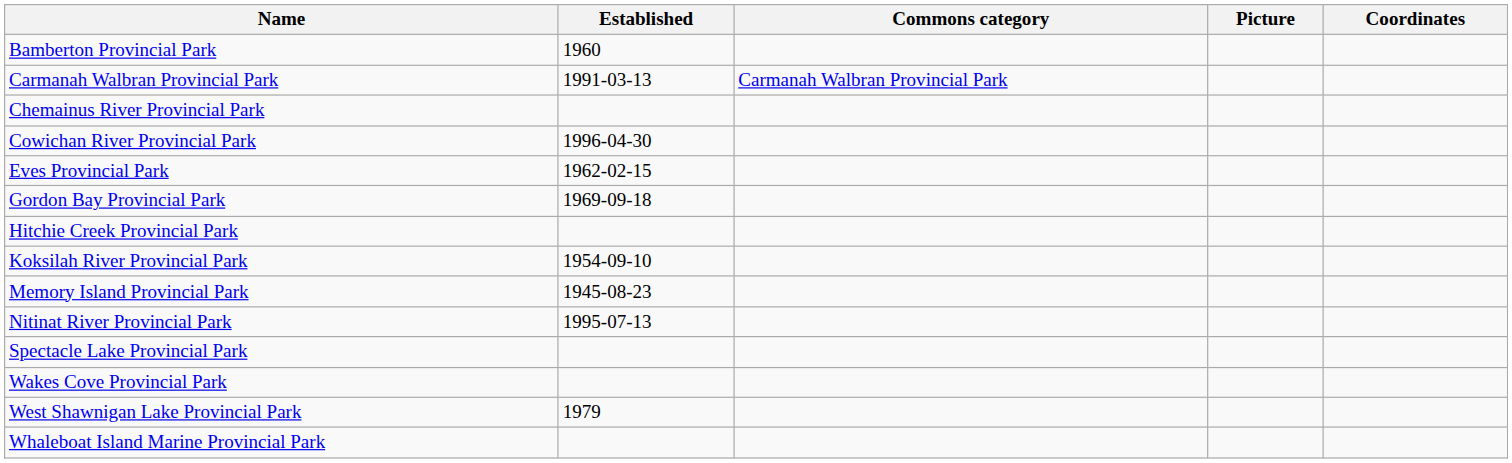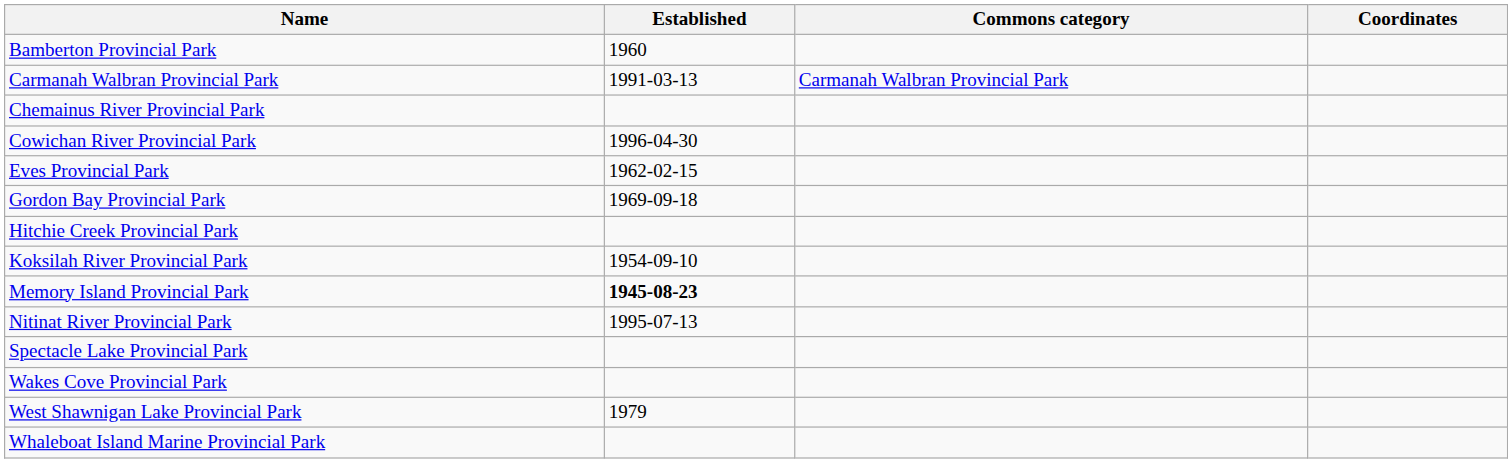- column: (1265, 19)
(607, 291) normal -> (653, 291) bold
